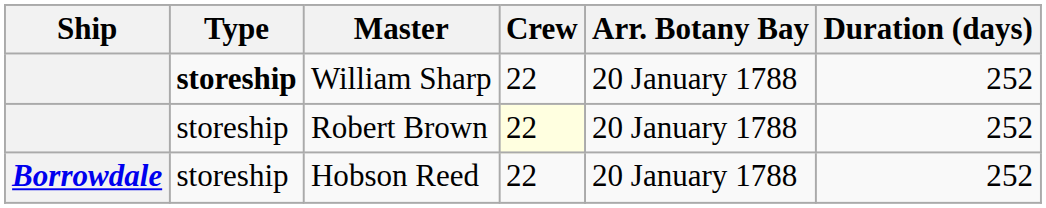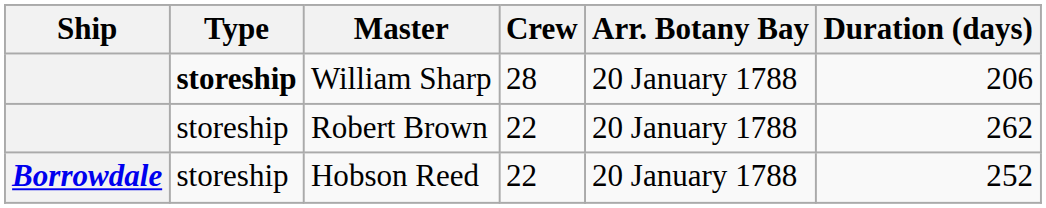(521, 78) 22 -> (521, 78) 28
(1010, 78) 252 -> (1010, 78) 206
(521, 127) lightyellow background -> (521, 127) no background
(1010, 127) 252 -> (1010, 127) 262
